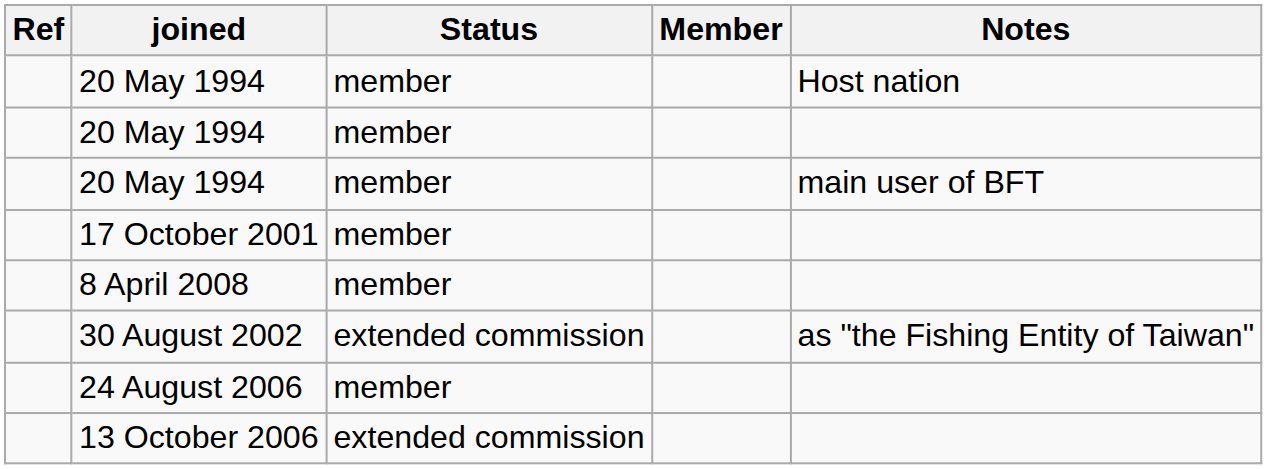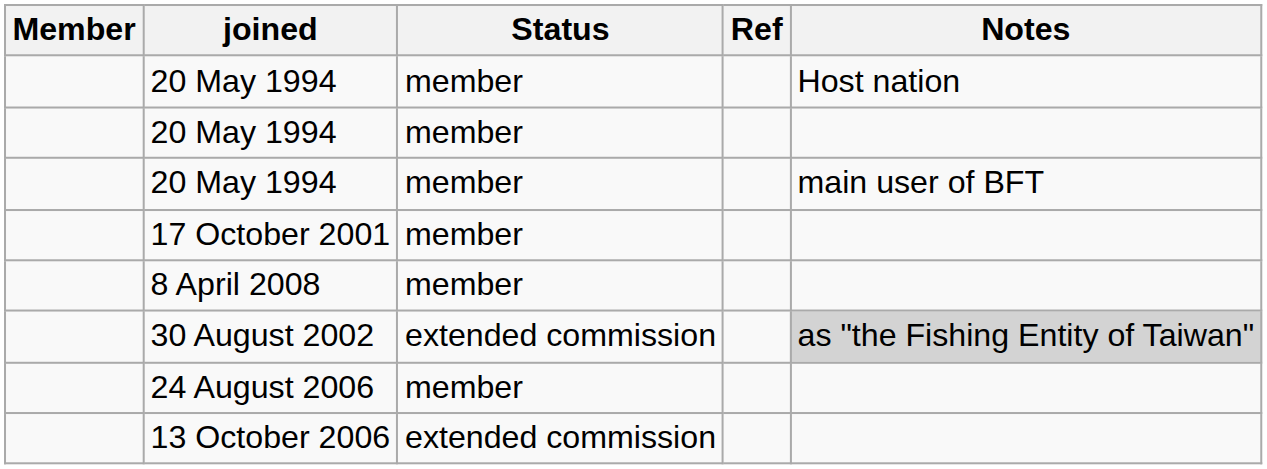columns swapped: (721, 30) <-> (38, 30)
(1026, 336) no background -> (1026, 336) lightgrey background
